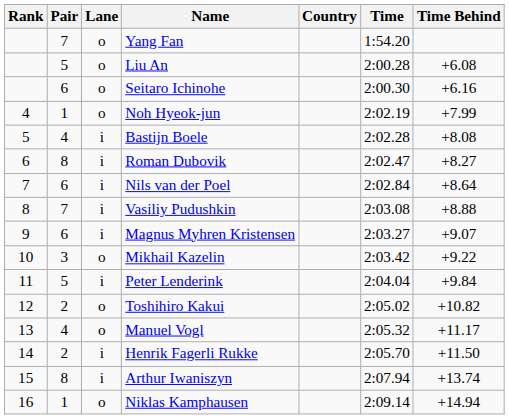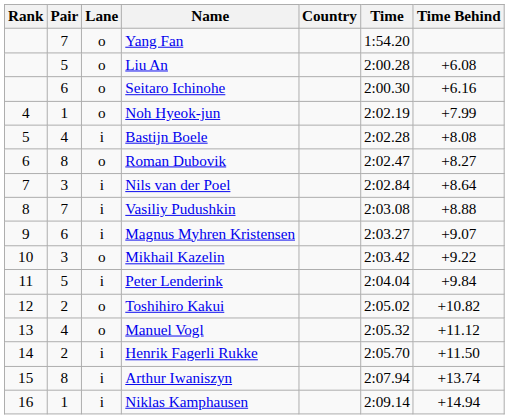(102, 161) i -> (102, 161) o
(64, 185) 6 -> (64, 185) 3
(459, 329) +11.17 -> (459, 329) +11.12
(102, 402) o -> (102, 402) i
